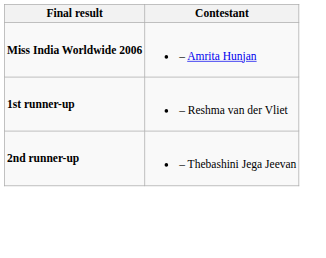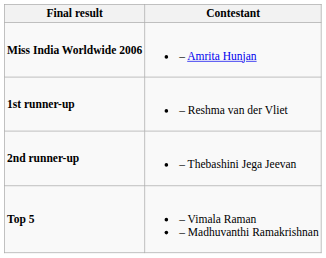+ row: (21, 219)
